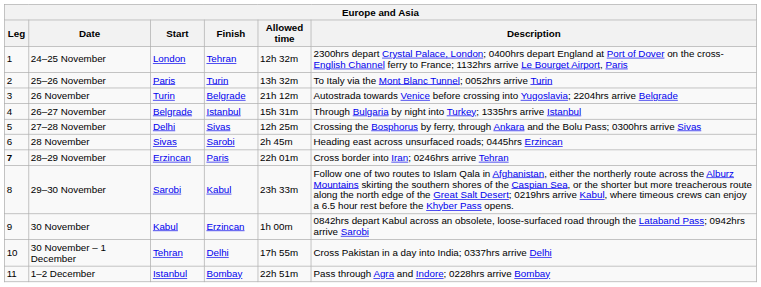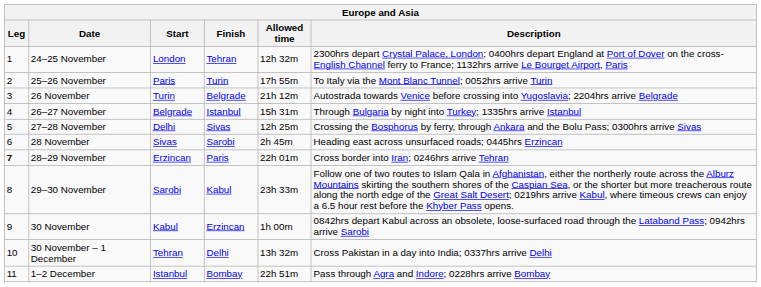(279, 81) 13h 32m -> (279, 81) 17h 55m
(279, 253) 17h 55m -> (279, 253) 13h 32m
